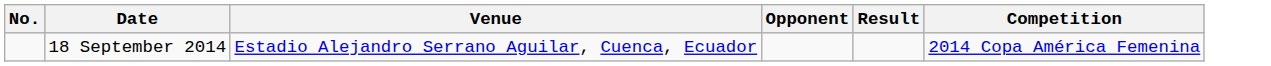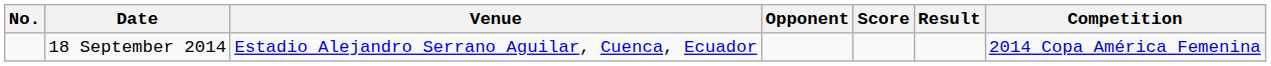+ column: (884, 19)
